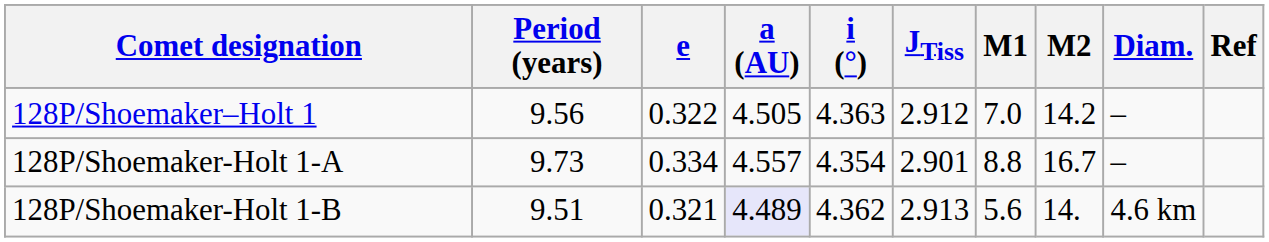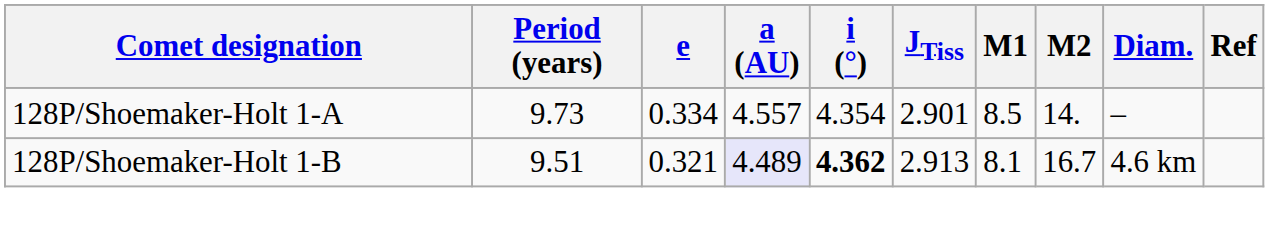- row: (164, 112)
(1003, 161) 8.8 -> (1003, 112) 8.5
(1069, 161) 16.7 -> (1061, 112) 14.
(851, 210) normal -> (851, 161) bold
(1003, 210) 5.6 -> (1003, 161) 8.1
(1061, 210) 14. -> (1069, 161) 16.7
